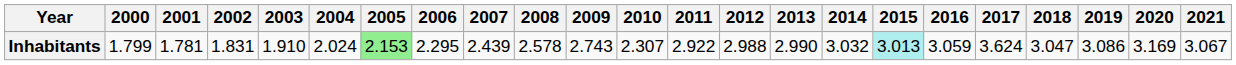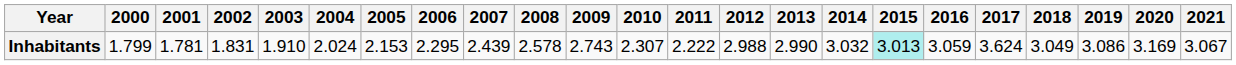(386, 45) lightgreen background -> (386, 45) no background
(694, 45) 2.922 -> (694, 45) 2.222
(1052, 45) 3.047 -> (1052, 45) 3.049
